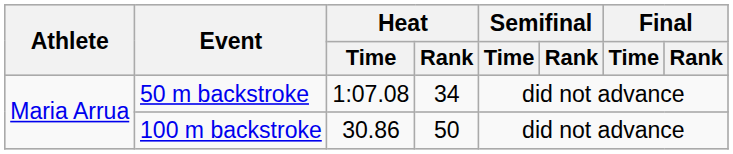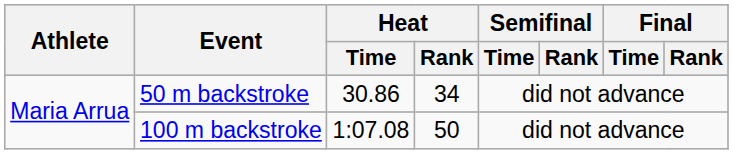(371, 94) 1:07.08 -> (371, 94) 30.86
(371, 131) 30.86 -> (371, 131) 1:07.08
